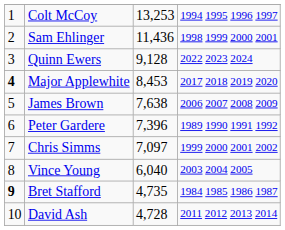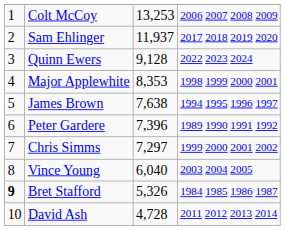(229, 15) 1994 1995 1996 1997 -> (229, 15) 2006 2007 2008 2009
(155, 37) 11,436 -> (155, 37) 11,937
(229, 37) 1998 1999 2000 2001 -> (229, 37) 2017 2018 2019 2020
(11, 81) bold -> (11, 81) normal
(152, 81) 8,453 -> (152, 81) 8,353
(229, 81) 2017 2018 2019 2020 -> (229, 81) 1998 1999 2000 2001
(229, 103) 2006 2007 2008 2009 -> (229, 103) 1994 1995 1996 1997
(152, 147) 7,097 -> (152, 147) 7,297
(152, 192) 4,735 -> (152, 192) 5,326
